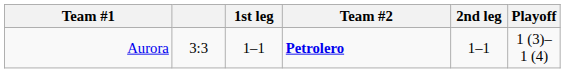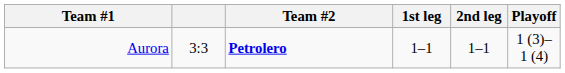columns swapped: (366, 16) <-> (254, 16)
